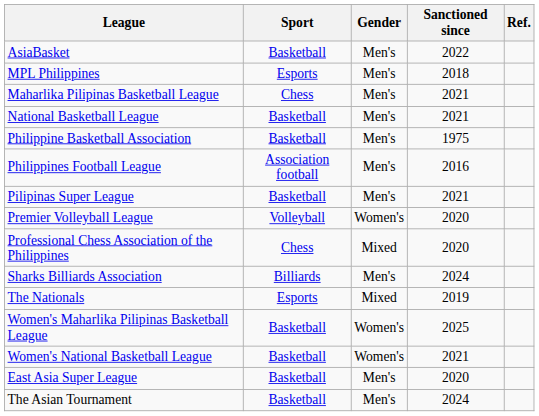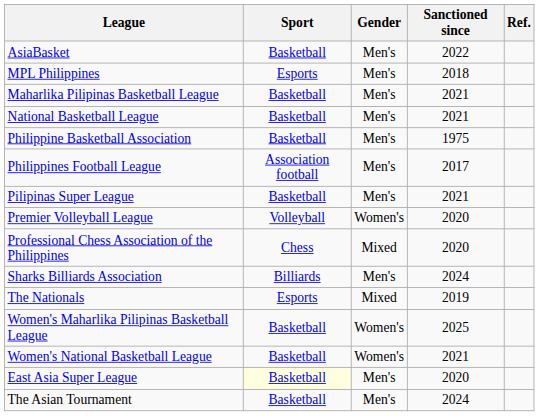(297, 95) Chess -> (297, 95) Basketball
(456, 167) 2016 -> (456, 167) 2017
(297, 378) no background -> (297, 378) lightyellow background
